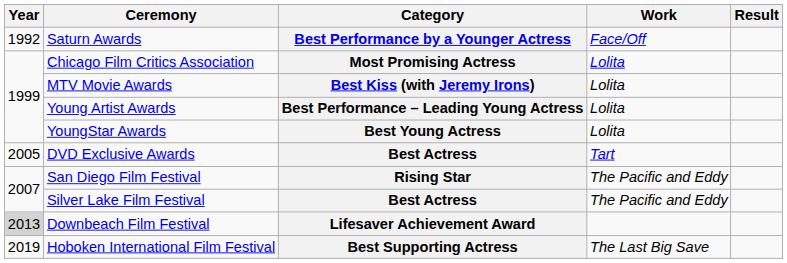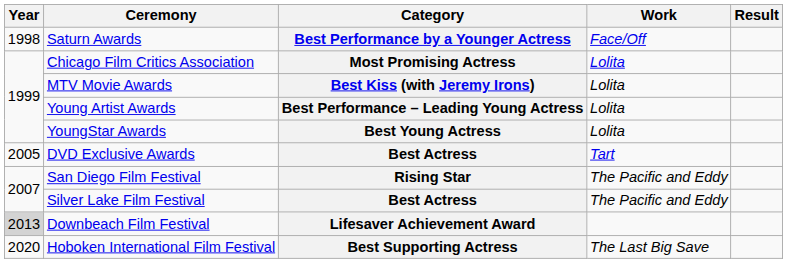(24, 39) 1992 -> (24, 39) 1998
(24, 246) 2019 -> (24, 246) 2020
